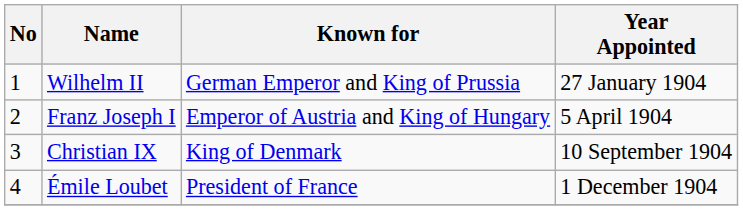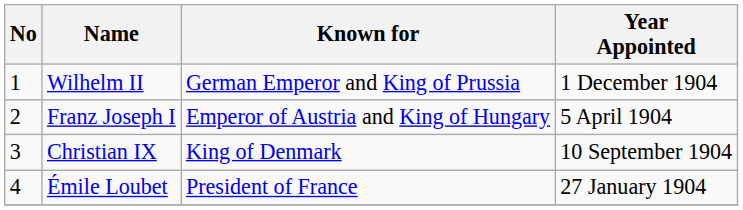(633, 81) 27 January 1904 -> (639, 81) 1 December 1904
(639, 186) 1 December 1904 -> (633, 186) 27 January 1904
